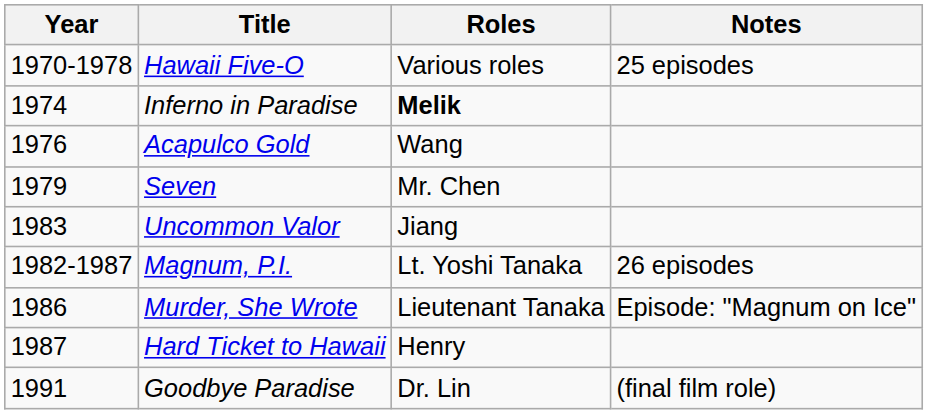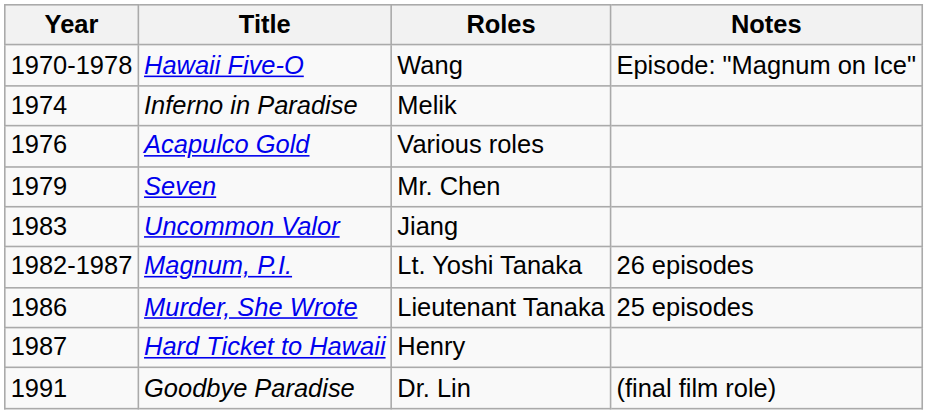(471, 65) Various roles -> (430, 65) Wang
(685, 65) 25 episodes -> (766, 65) Episode: "Magnum on Ice"
(429, 105) bold -> (427, 105) normal
(430, 145) Wang -> (471, 145) Various roles
(766, 307) Episode: "Magnum on Ice" -> (685, 307) 25 episodes
